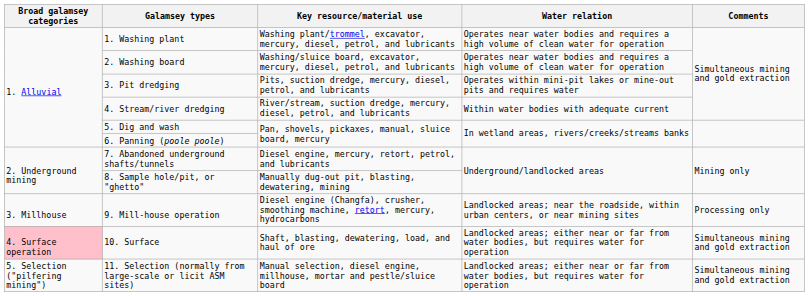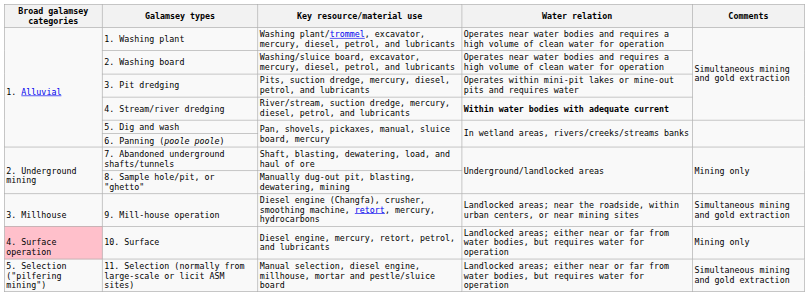(566, 109) normal -> (566, 109) bold
(357, 159) Diesel engine, mercury, retort, petrol, and lubricants -> (355, 159) Shaft, blasting, dewatering, load, and haul of ore
(732, 210) Processing only -> (742, 210) Simultaneous mining and gold extraction
(355, 243) Shaft, blasting, dewatering, load, and haul of ore -> (357, 243) Diesel engine, mercury, retort, petrol, and lubricants
(742, 243) Simultaneous mining and gold extraction -> (722, 243) Mining only
